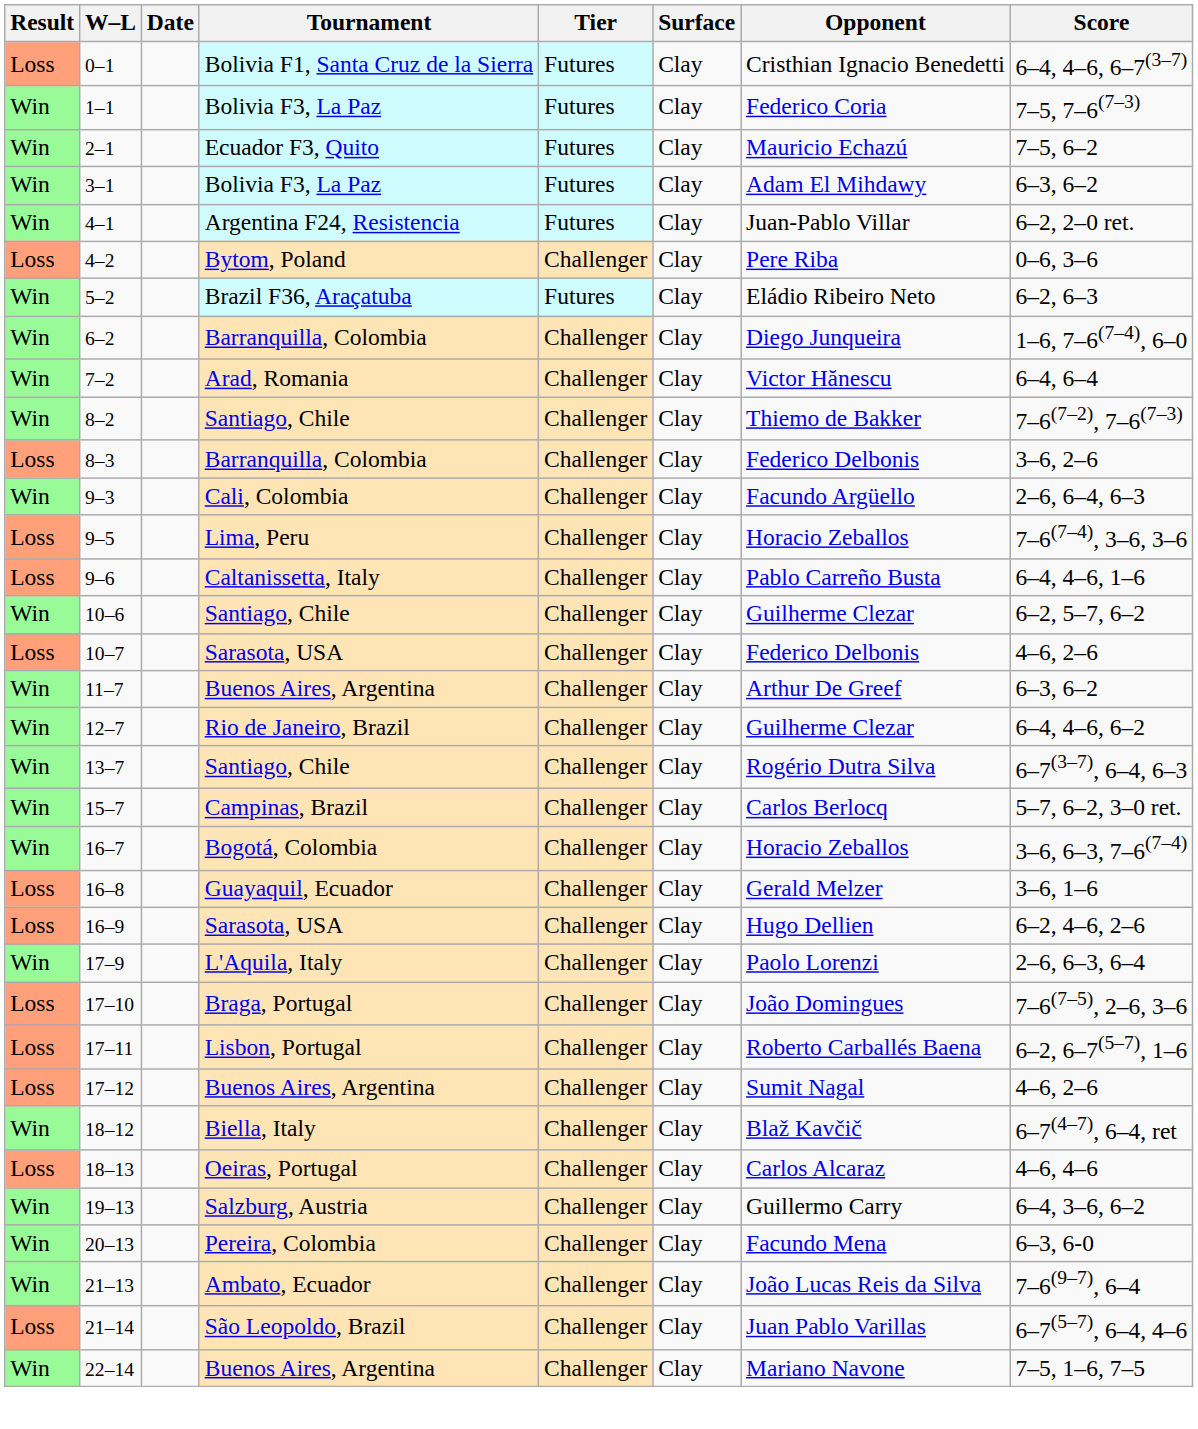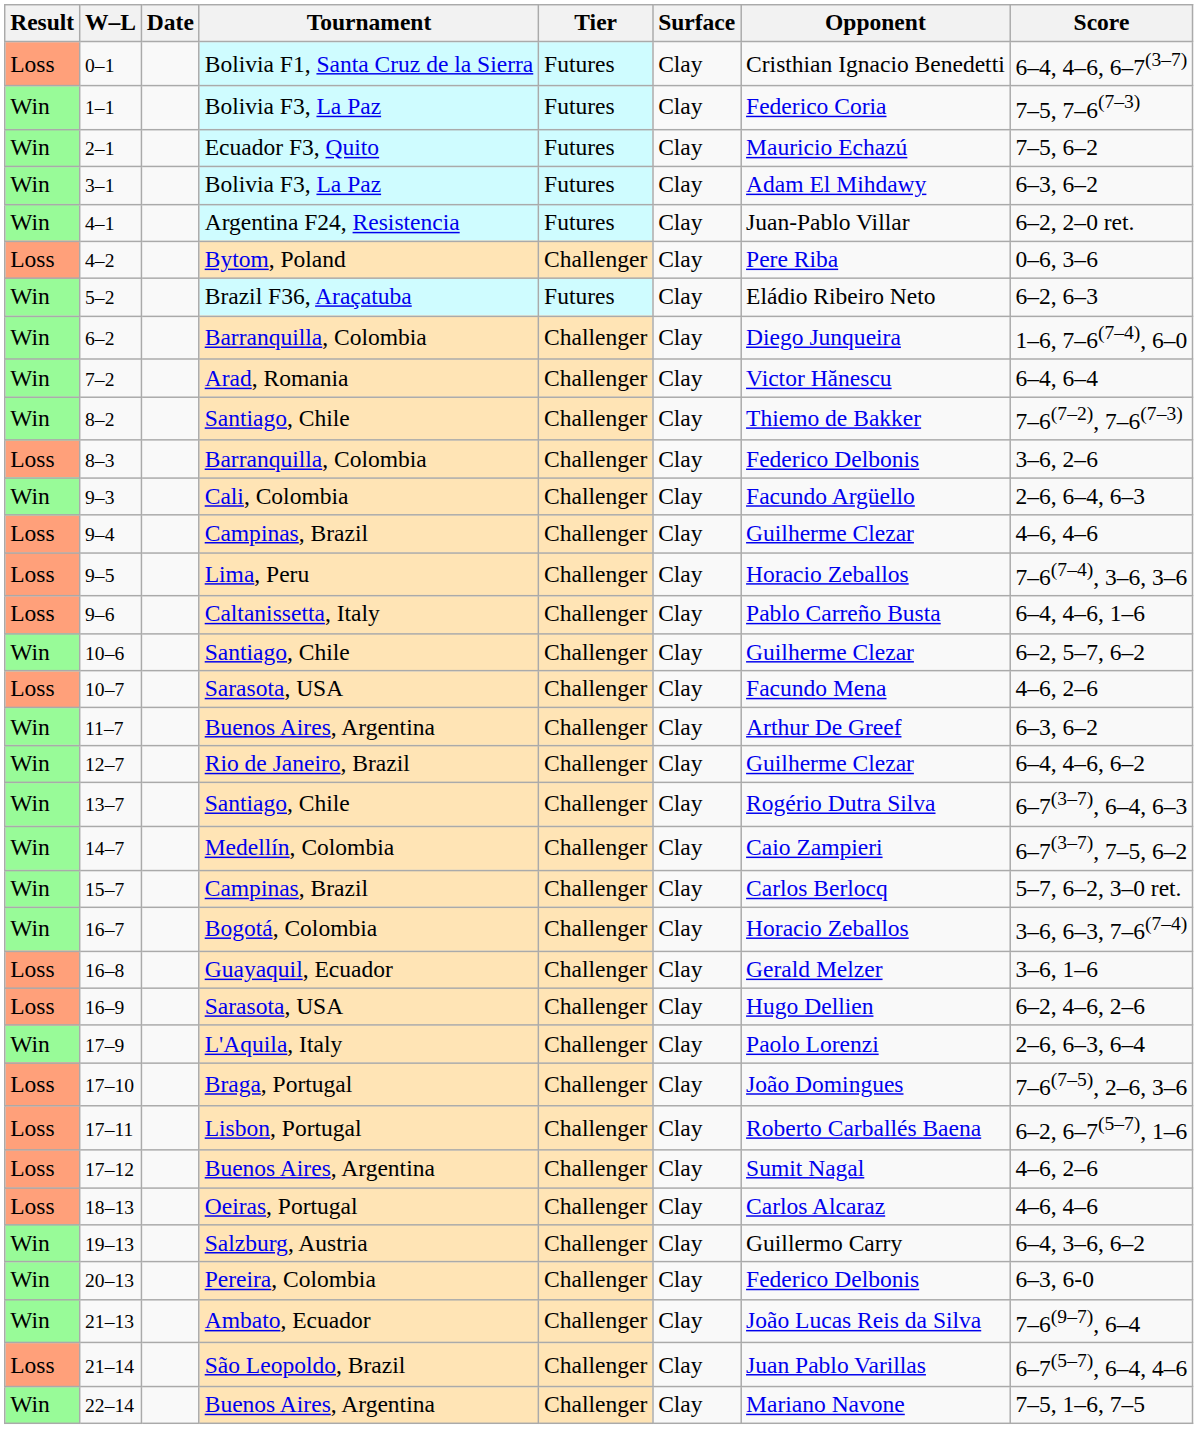+ row: (100, 534)
(833, 651) Federico Delbonis -> (816, 689) Facundo Mena
+ row: (105, 849)
- row: (110, 1129)
(816, 1243) Facundo Mena -> (833, 1280) Federico Delbonis
